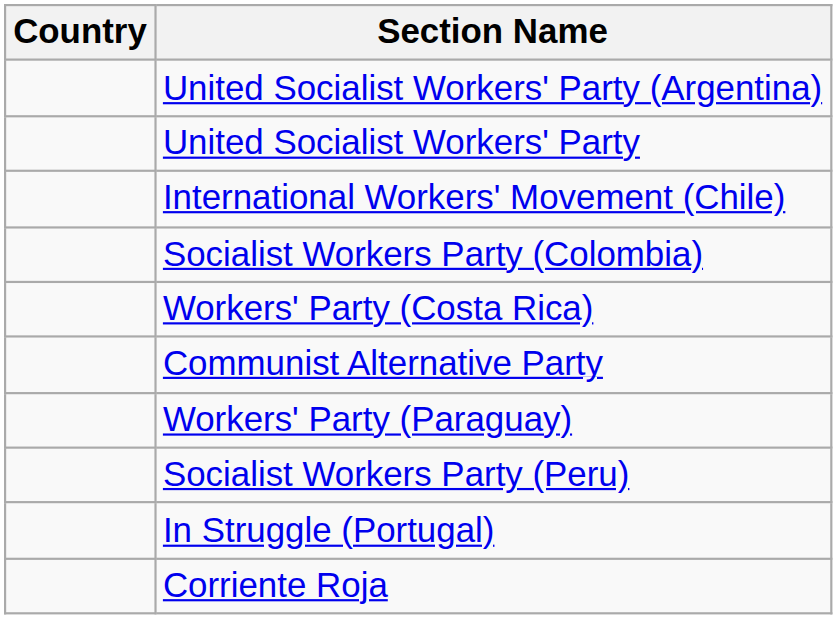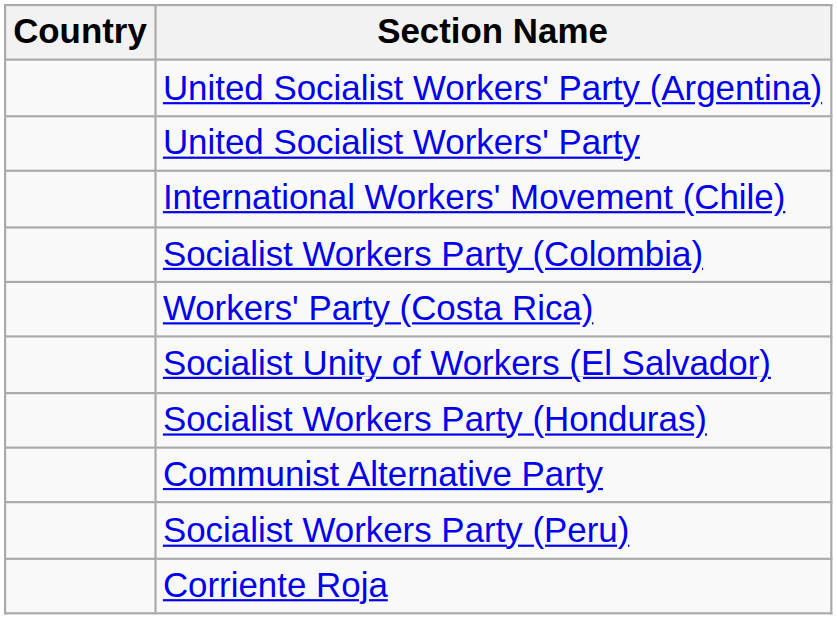+ row: (467, 364)
+ row: (435, 419)
- row: (367, 419)
- row: (329, 530)
